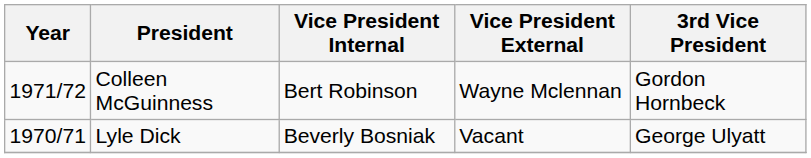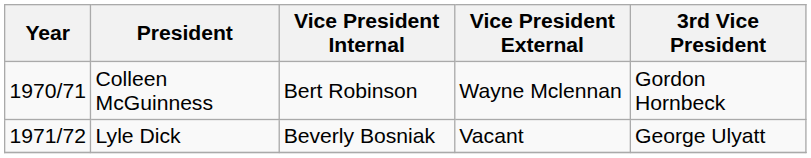(48, 90) 1971/72 -> (48, 90) 1970/71
(48, 135) 1970/71 -> (48, 135) 1971/72
